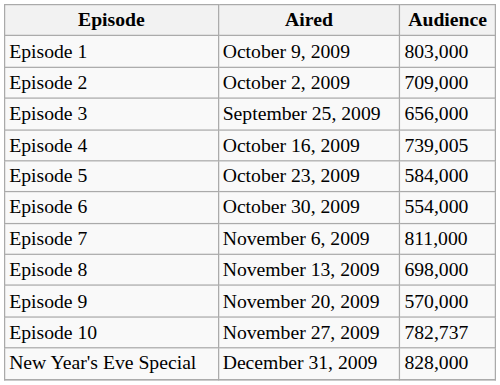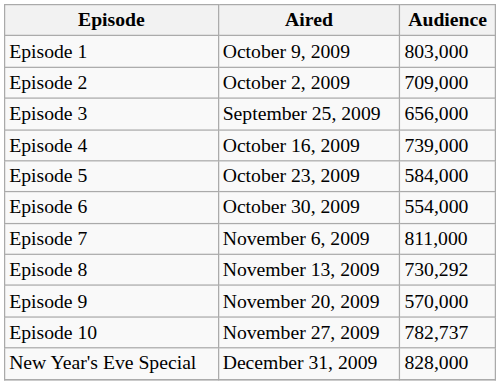(436, 144) 739,005 -> (436, 144) 739,000
(436, 269) 698,000 -> (436, 269) 730,292
